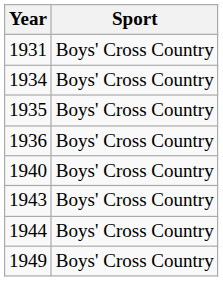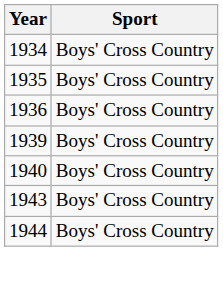- row: (28, 49)
+ row: (28, 140)
- row: (28, 261)
